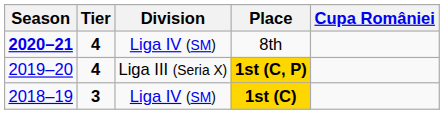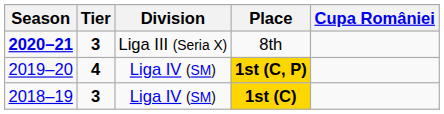(96, 44) 4 -> (96, 44) 3
(173, 44) Liga IV (SM) -> (173, 44) Liga III (Seria X)
(173, 70) Liga III (Seria X) -> (173, 70) Liga IV (SM)
